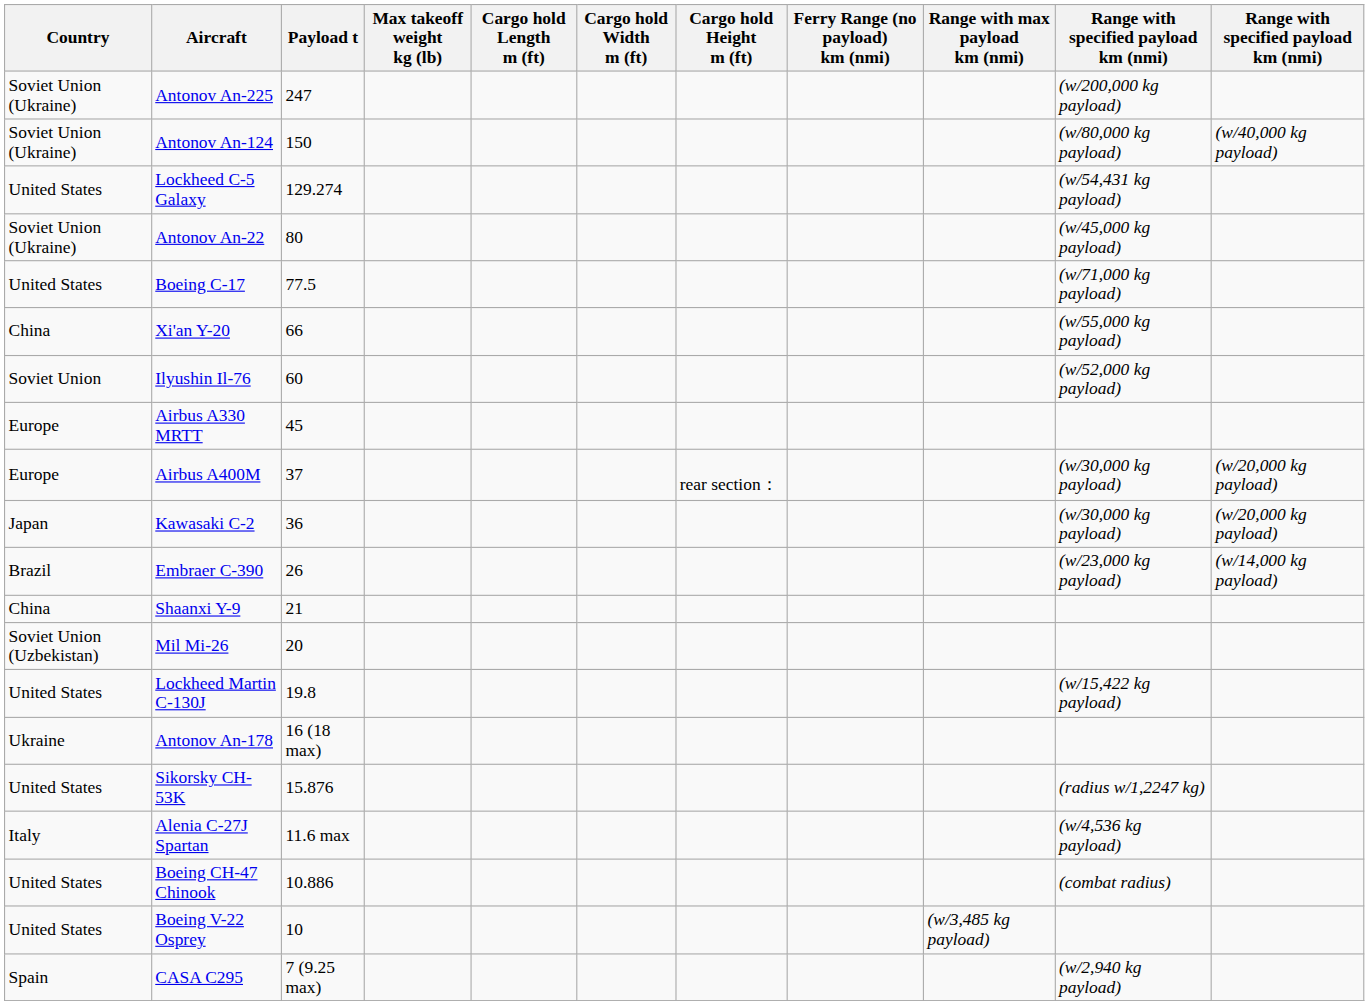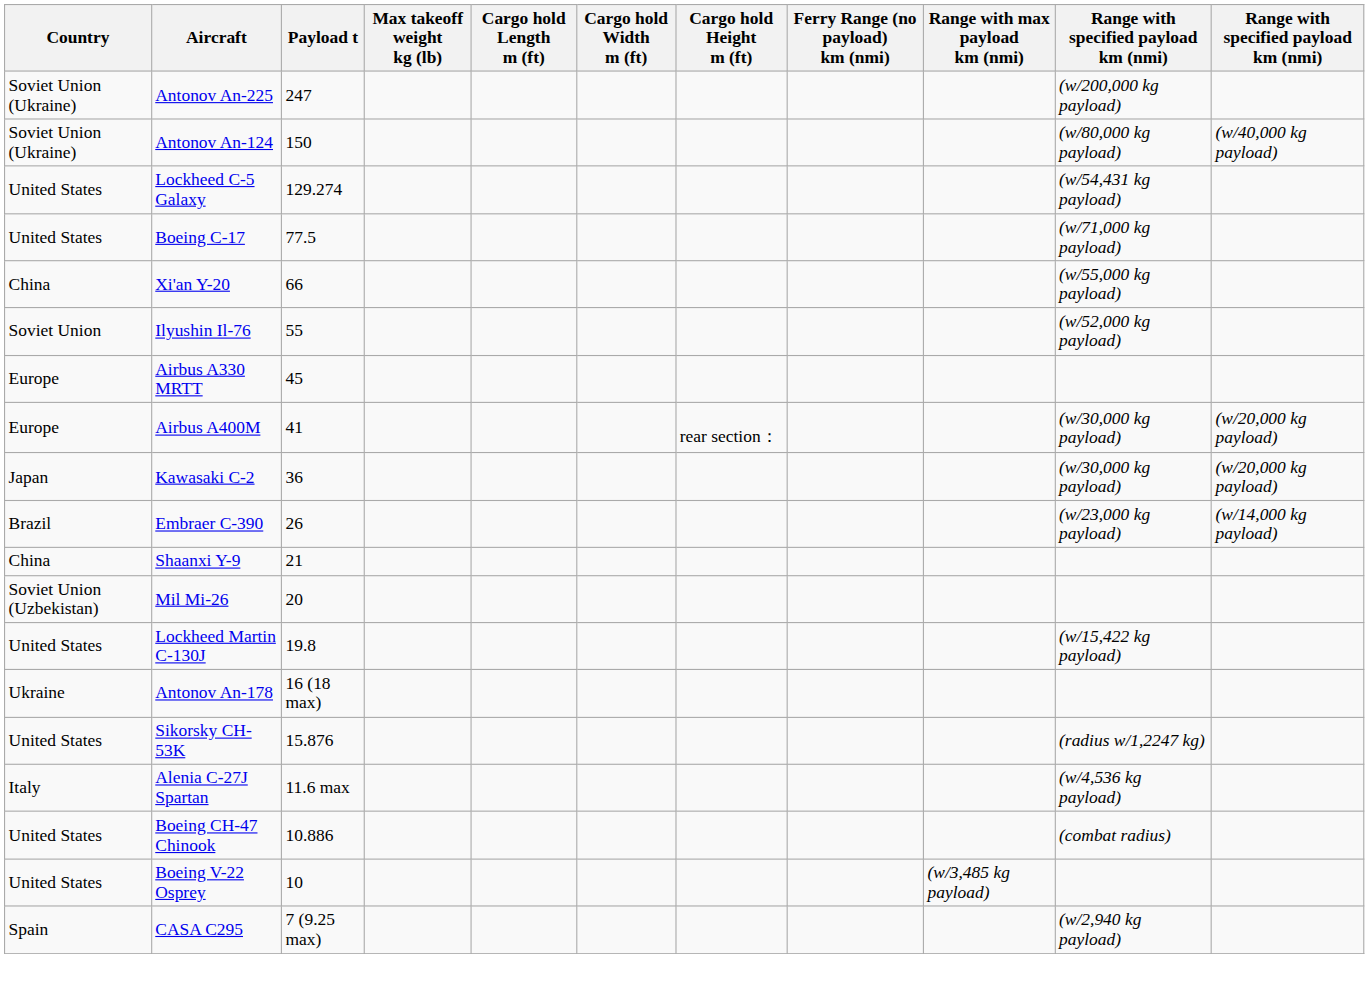- row: (210, 236)
(294, 378) 60 -> (294, 331) 55
(294, 474) 37 -> (294, 427) 41
